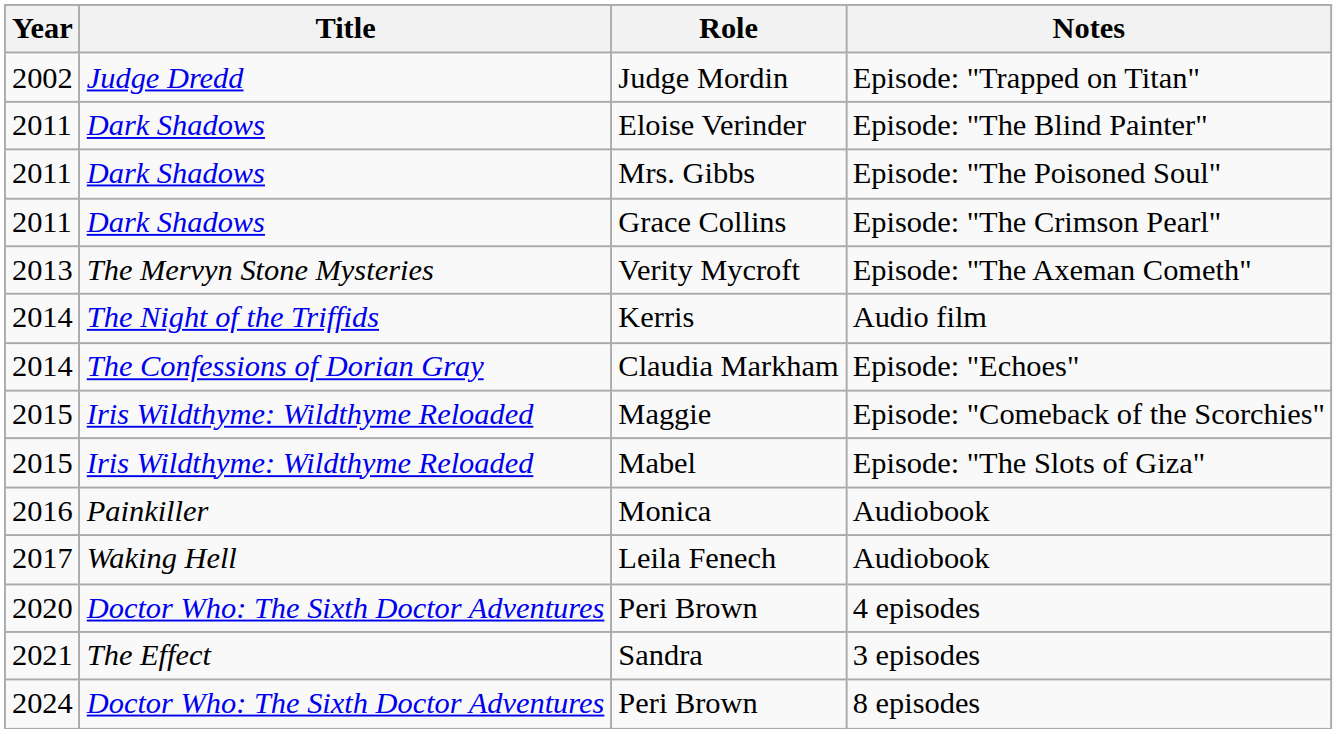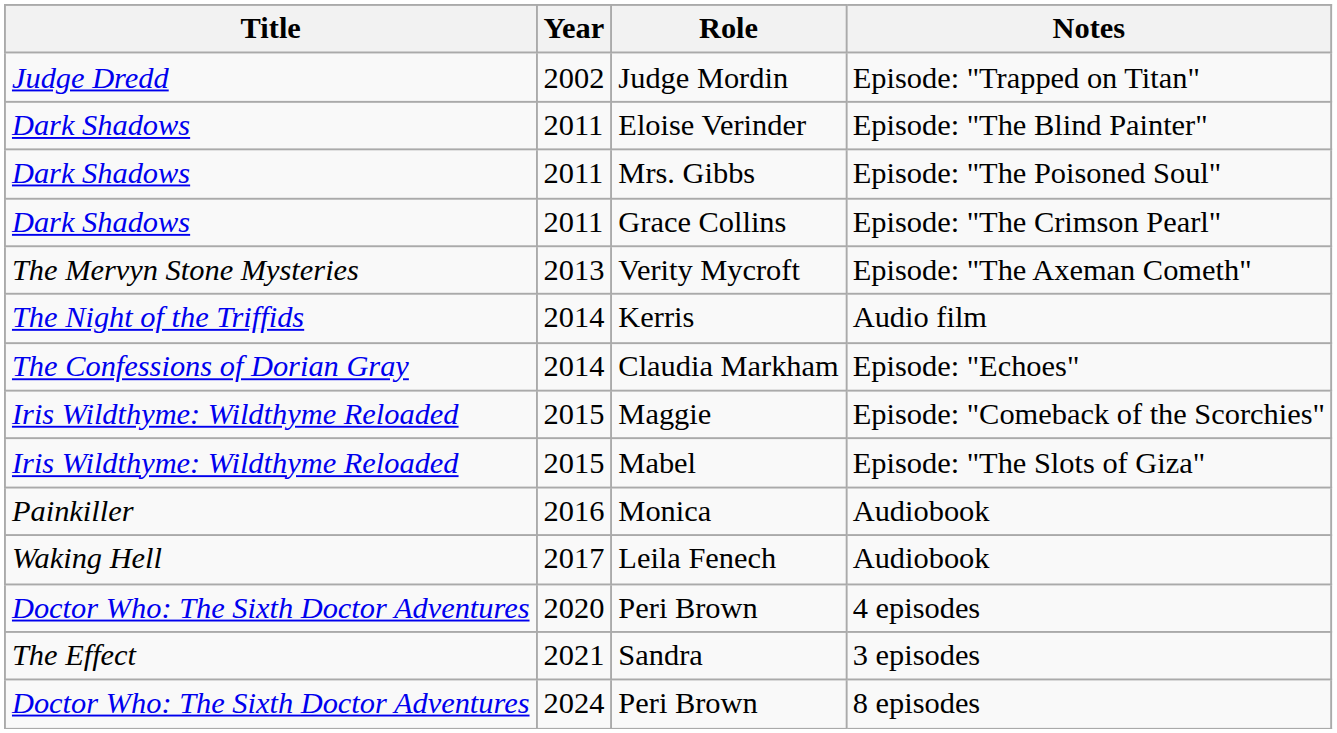columns swapped: (42, 28) <-> (346, 28)
